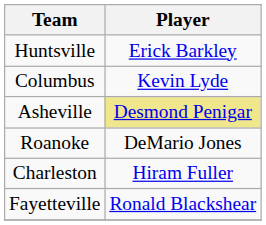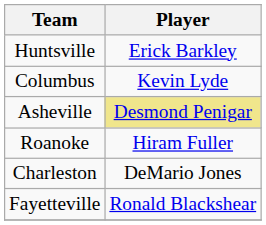(183, 142) DeMario Jones -> (183, 142) Hiram Fuller
(183, 173) Hiram Fuller -> (183, 173) DeMario Jones
